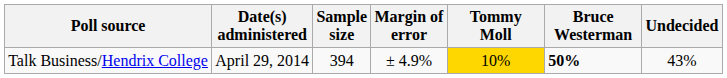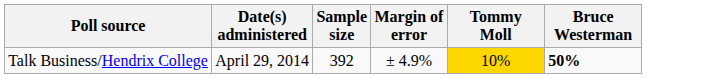- column: (682, 26)
(342, 60) 394 -> (342, 60) 392
